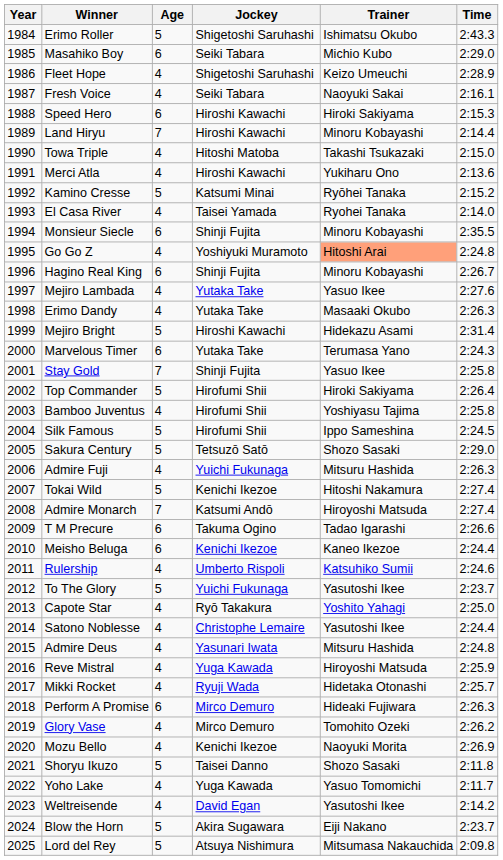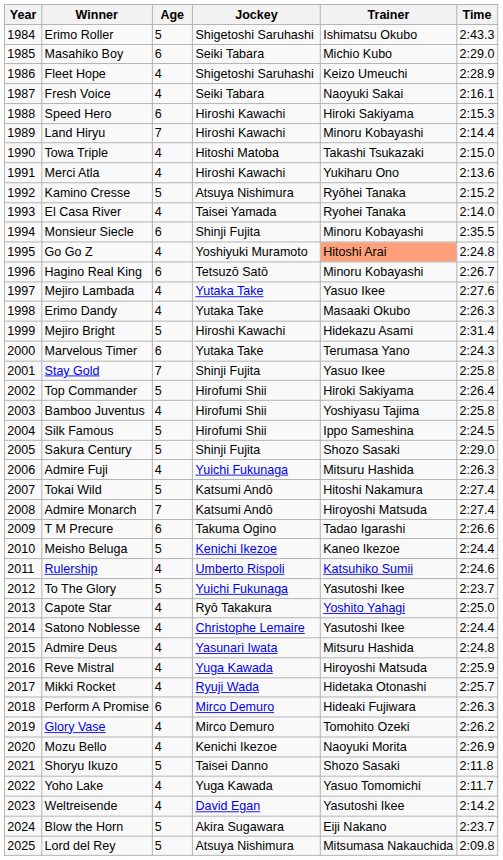(235, 193) Katsumi Minai -> (245, 193) Atsuya Nishimura
(228, 272) Shinji Fujita -> (232, 272) Tetsuzō Satō
(232, 450) Tetsuzō Satō -> (228, 450) Shinji Fujita
(236, 490) Kenichi Ikezoe -> (234, 490) Katsumi Andō
(158, 549) 6 -> (158, 549) 5
